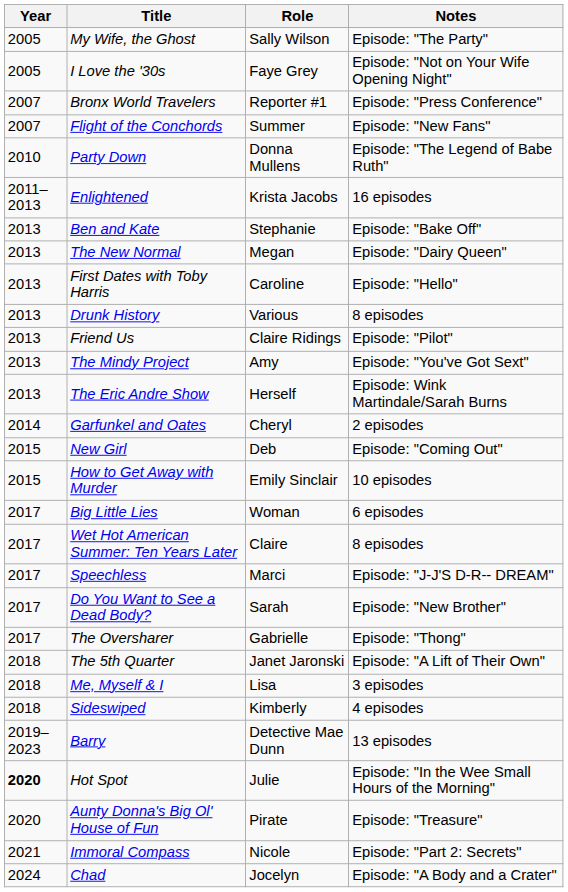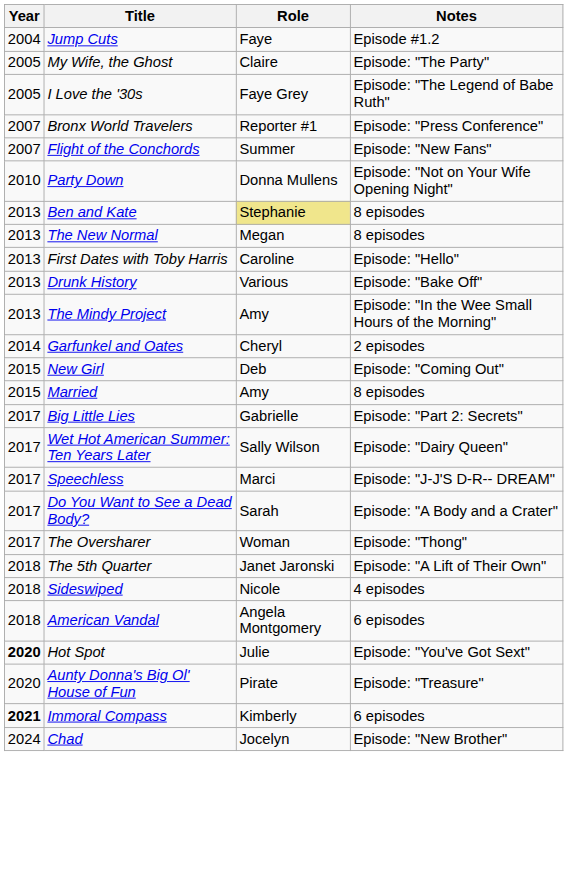+ row: (83, 39)
(289, 39) Sally Wilson -> (259, 62) Claire
(441, 71) Episode: "Not on Your Wife Opening Night" -> (454, 94) Episode: "The Legend of Babe Ruth"
(452, 157) Episode: "The Legend of Babe Ruth" -> (442, 181) Episode: "Not on Your Wife Opening Night"
- row: (109, 197)
(282, 229) no background -> (273, 212) khaki background
(417, 229) Episode: "Bake Off" -> (389, 212) 8 episodes
(430, 252) Episode: "Dairy Queen" -> (389, 236) 8 episodes
(388, 315) 8 episodes -> (418, 282) Episode: "Bake Off"
- row: (102, 339)
(440, 362) Episode: "You've Got Sext" -> (443, 314) Episode: "In the Wee Small Hours of the Morning"
- row: (139, 394)
+ row: (72, 392)
- row: (142, 480)
(274, 512) Woman -> (269, 416) Gabrielle
(388, 512) 6 episodes -> (438, 416) Episode: "Part 2: Secrets"
(268, 544) Claire -> (279, 447) Sally Wilson
(388, 544) 8 episodes -> (431, 447) Episode: "Dairy Queen"
(429, 607) Episode: "New Brother" -> (456, 510) Episode: "A Body and a Crater"
(279, 638) Gabrielle -> (265, 542) Woman
- row: (117, 685)
(278, 708) Kimberly -> (260, 589) Nicole
+ row: (103, 620)
- row: (88, 740)
(441, 780) Episode: "In the Wee Small Hours of the Morning" -> (442, 652) Episode: "You've Got Sext"
(24, 851) normal -> (24, 715) bold
(270, 851) Nicole -> (268, 715) Kimberly
(437, 851) Episode: "Part 2: Secrets" -> (389, 715) 6 episodes
(454, 875) Episode: "A Body and a Crater" -> (430, 739) Episode: "New Brother"
